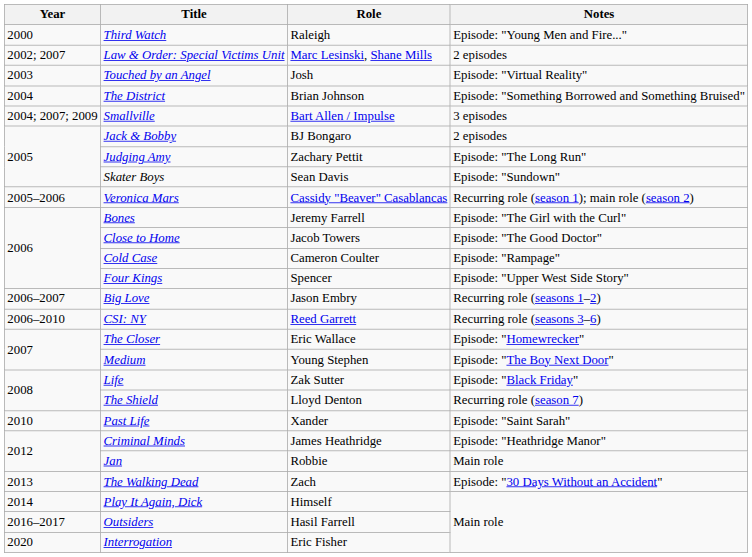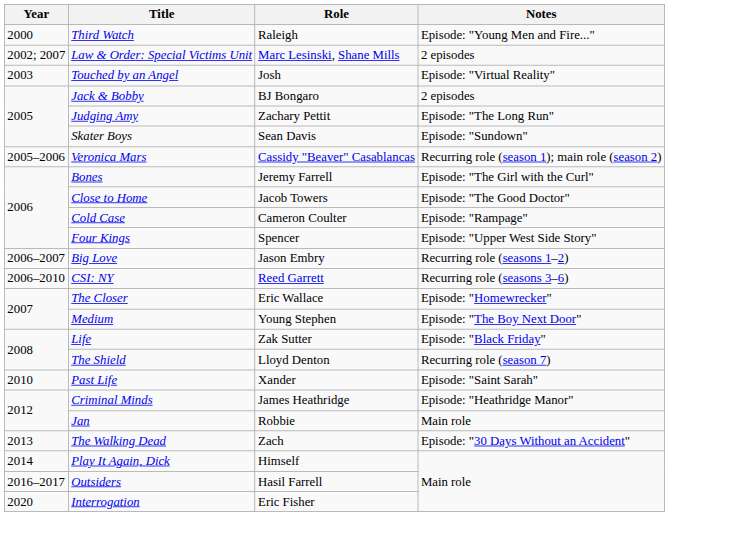- row: (134, 95)
- row: (129, 116)
